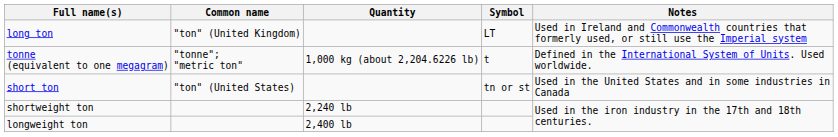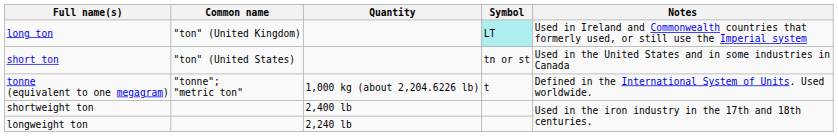(490, 33) no background -> (490, 33) paleturquoise background
rows swapped: (33, 87) <-> (88, 60)
(329, 108) 2,240 lb -> (329, 108) 2,400 lb
(329, 124) 2,400 lb -> (329, 124) 2,240 lb
